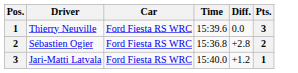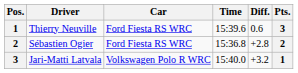(238, 28) 0.0 -> (257, 28) 0.6
(149, 60) Ford Fiesta RS WRC -> (158, 60) Volkswagen Polo R WRC
(241, 60) +1.2 -> (260, 60) +3.2
